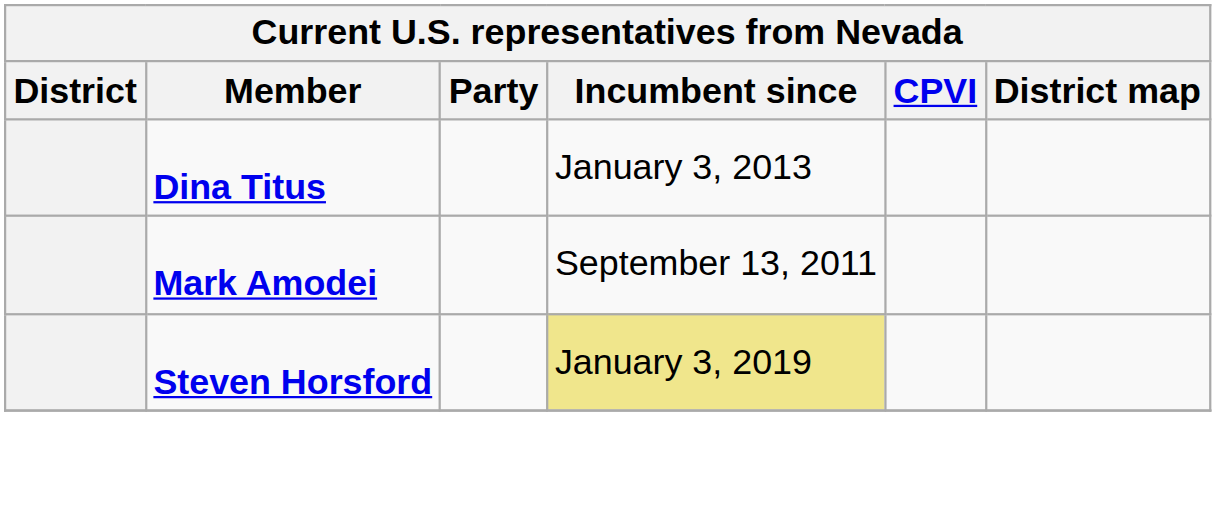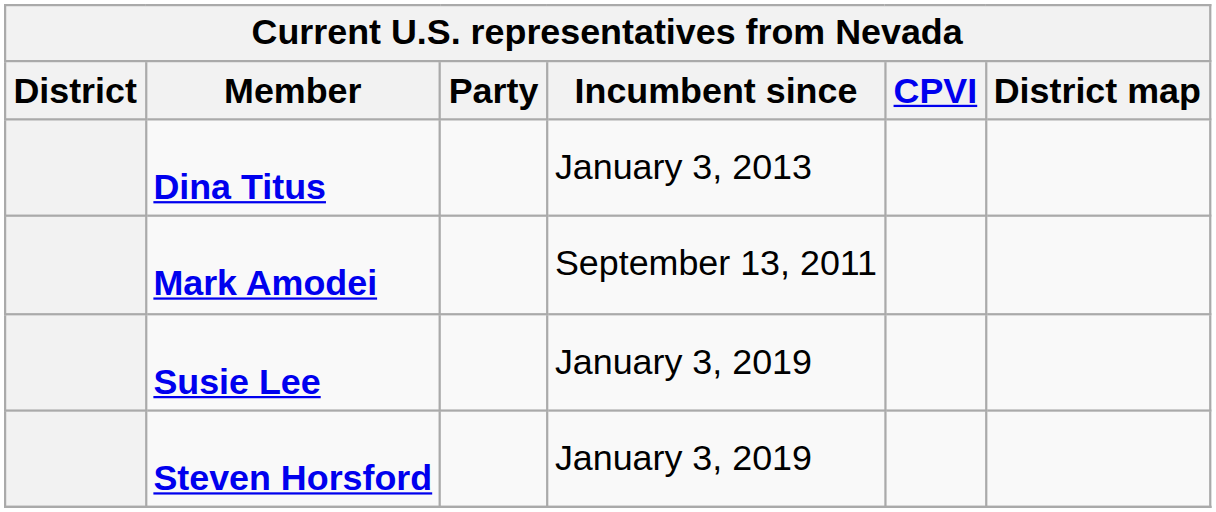+ row: (237, 381)
(683, 361) khaki background -> (683, 458) no background
